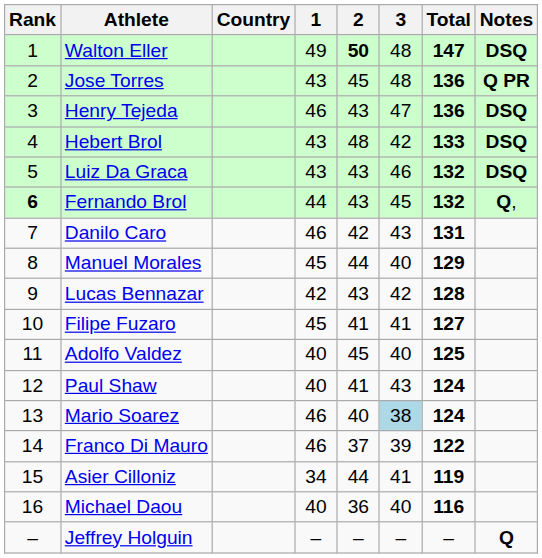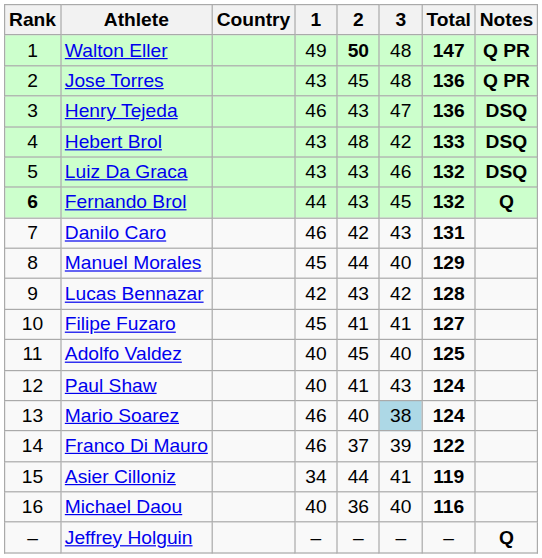(506, 50) DSQ -> (506, 50) Q PR
(506, 202) Q, -> (506, 202) Q
